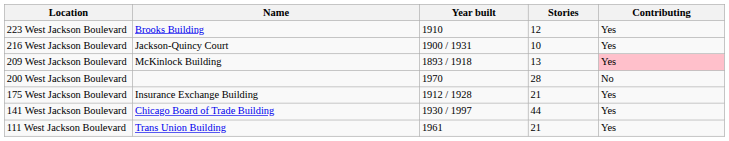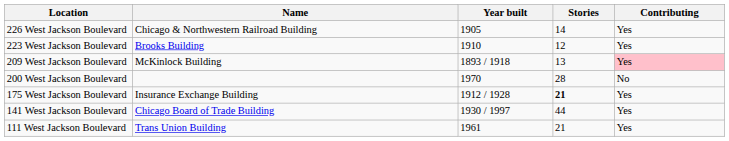+ row: (67, 29)
- row: (67, 45)
(536, 95) normal -> (560, 95) bold
